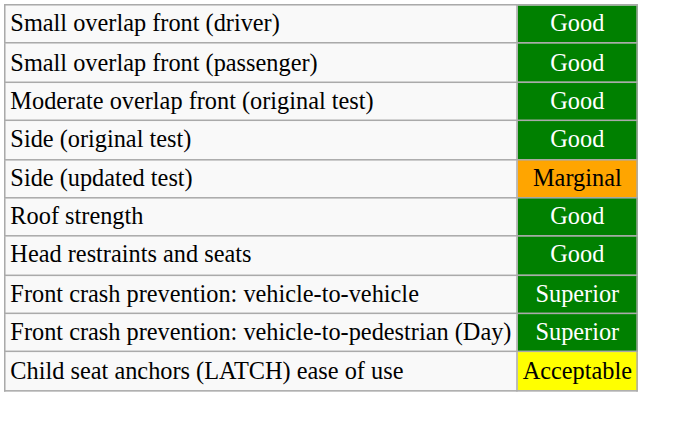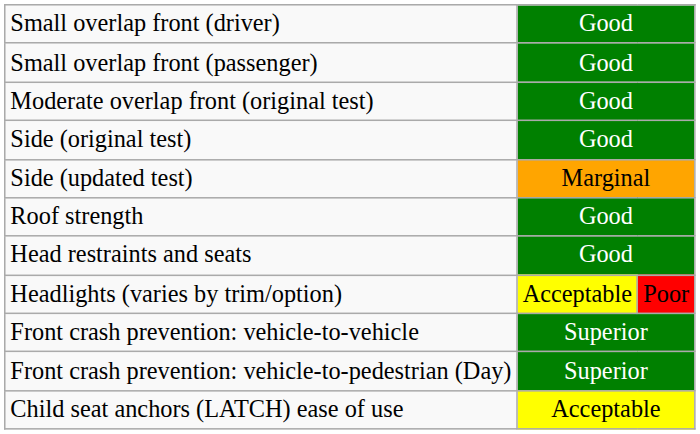+ row: (176, 293)
